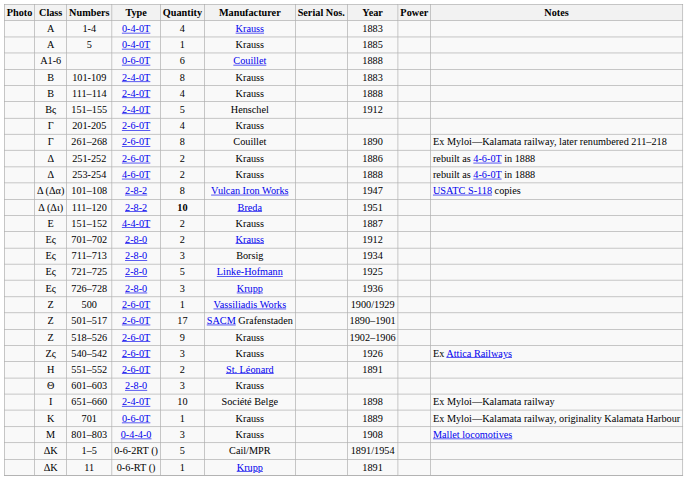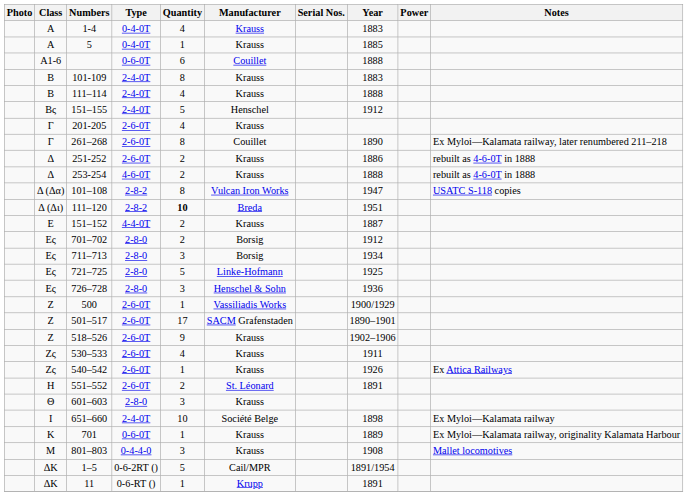(250, 239) Krauss -> (250, 239) Borsig
(250, 288) Krupp -> (250, 288) Henschel & Sohn
+ row: (51, 353)
(182, 353) 3 -> (182, 369) 1
